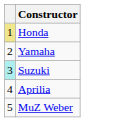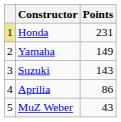+ column: (98, 14)
(10, 70) paleturquoise background -> (10, 70) no background
